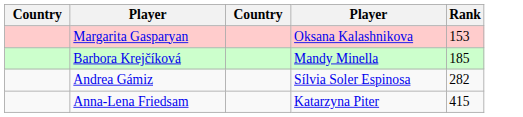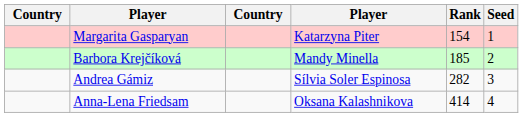+ column: (501, 15)
(354, 36) Oksana Kalashnikova -> (337, 36) Katarzyna Piter
(459, 36) 153 -> (459, 36) 154
(337, 101) Katarzyna Piter -> (354, 101) Oksana Kalashnikova
(459, 101) 415 -> (459, 101) 414
